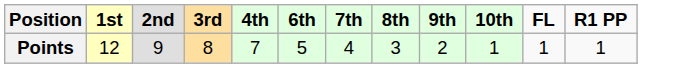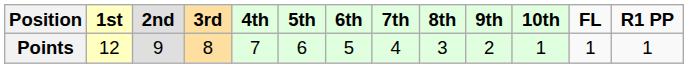+ column: (302, 19)
